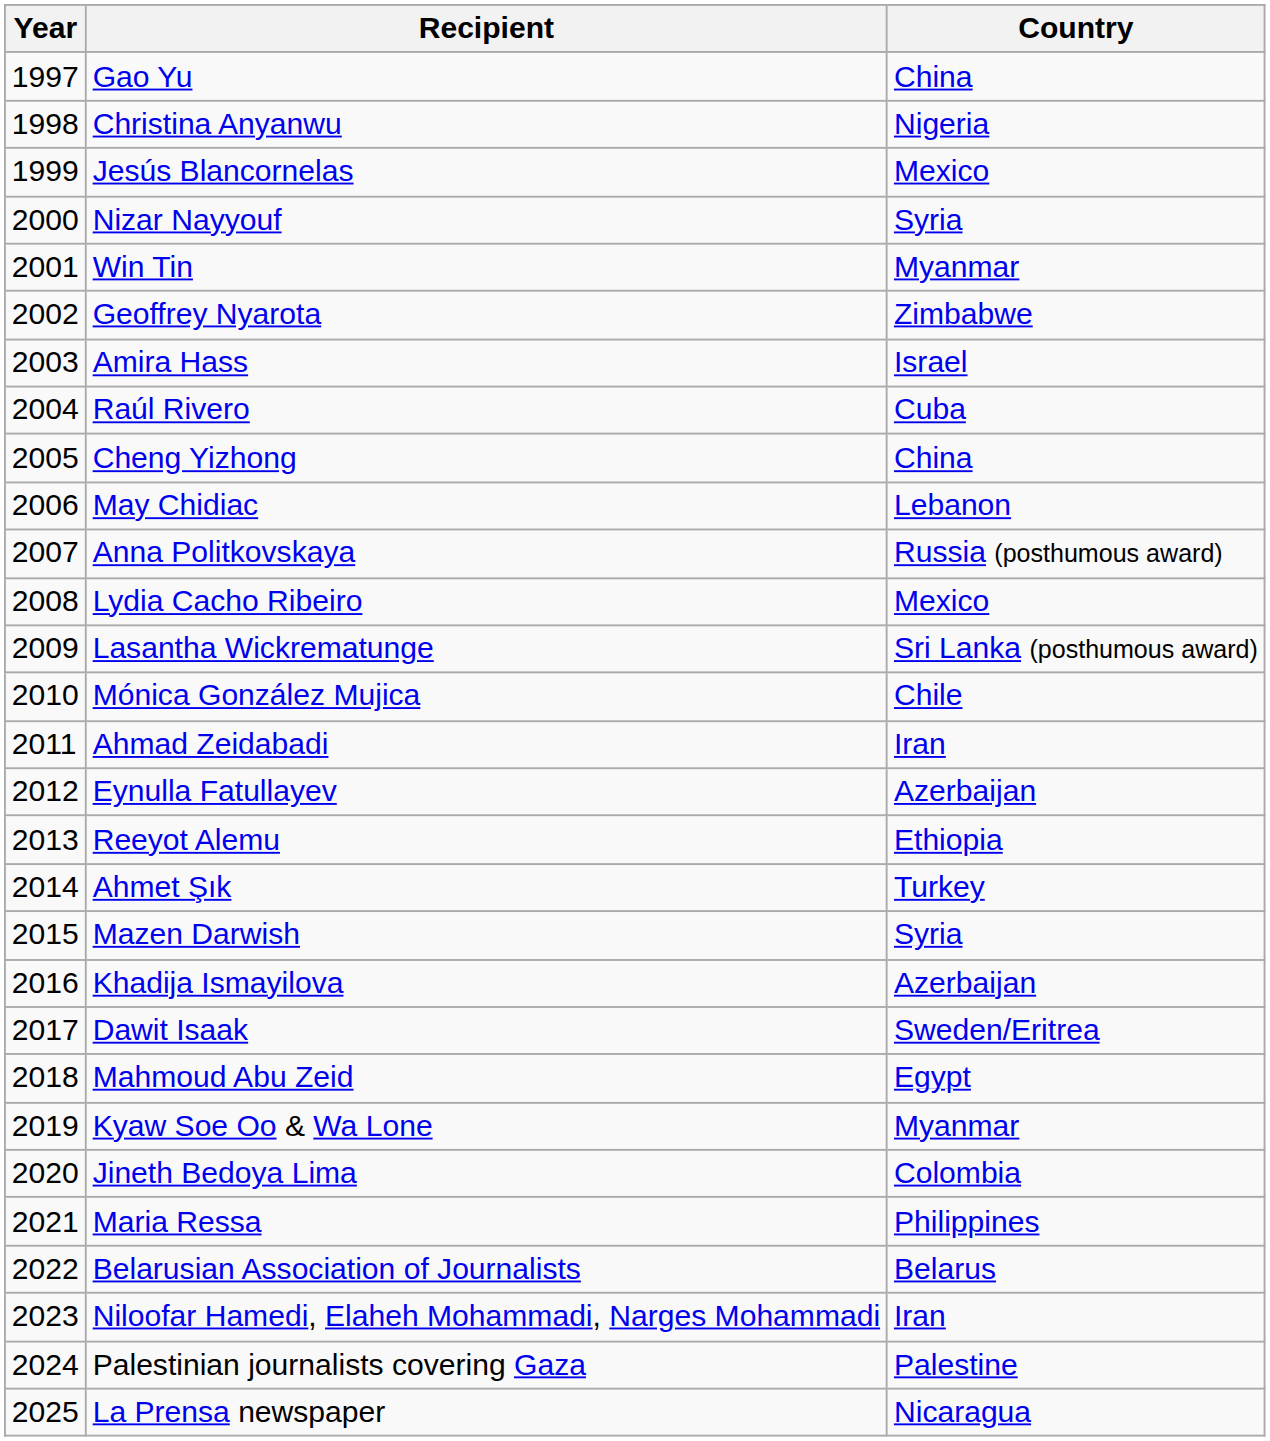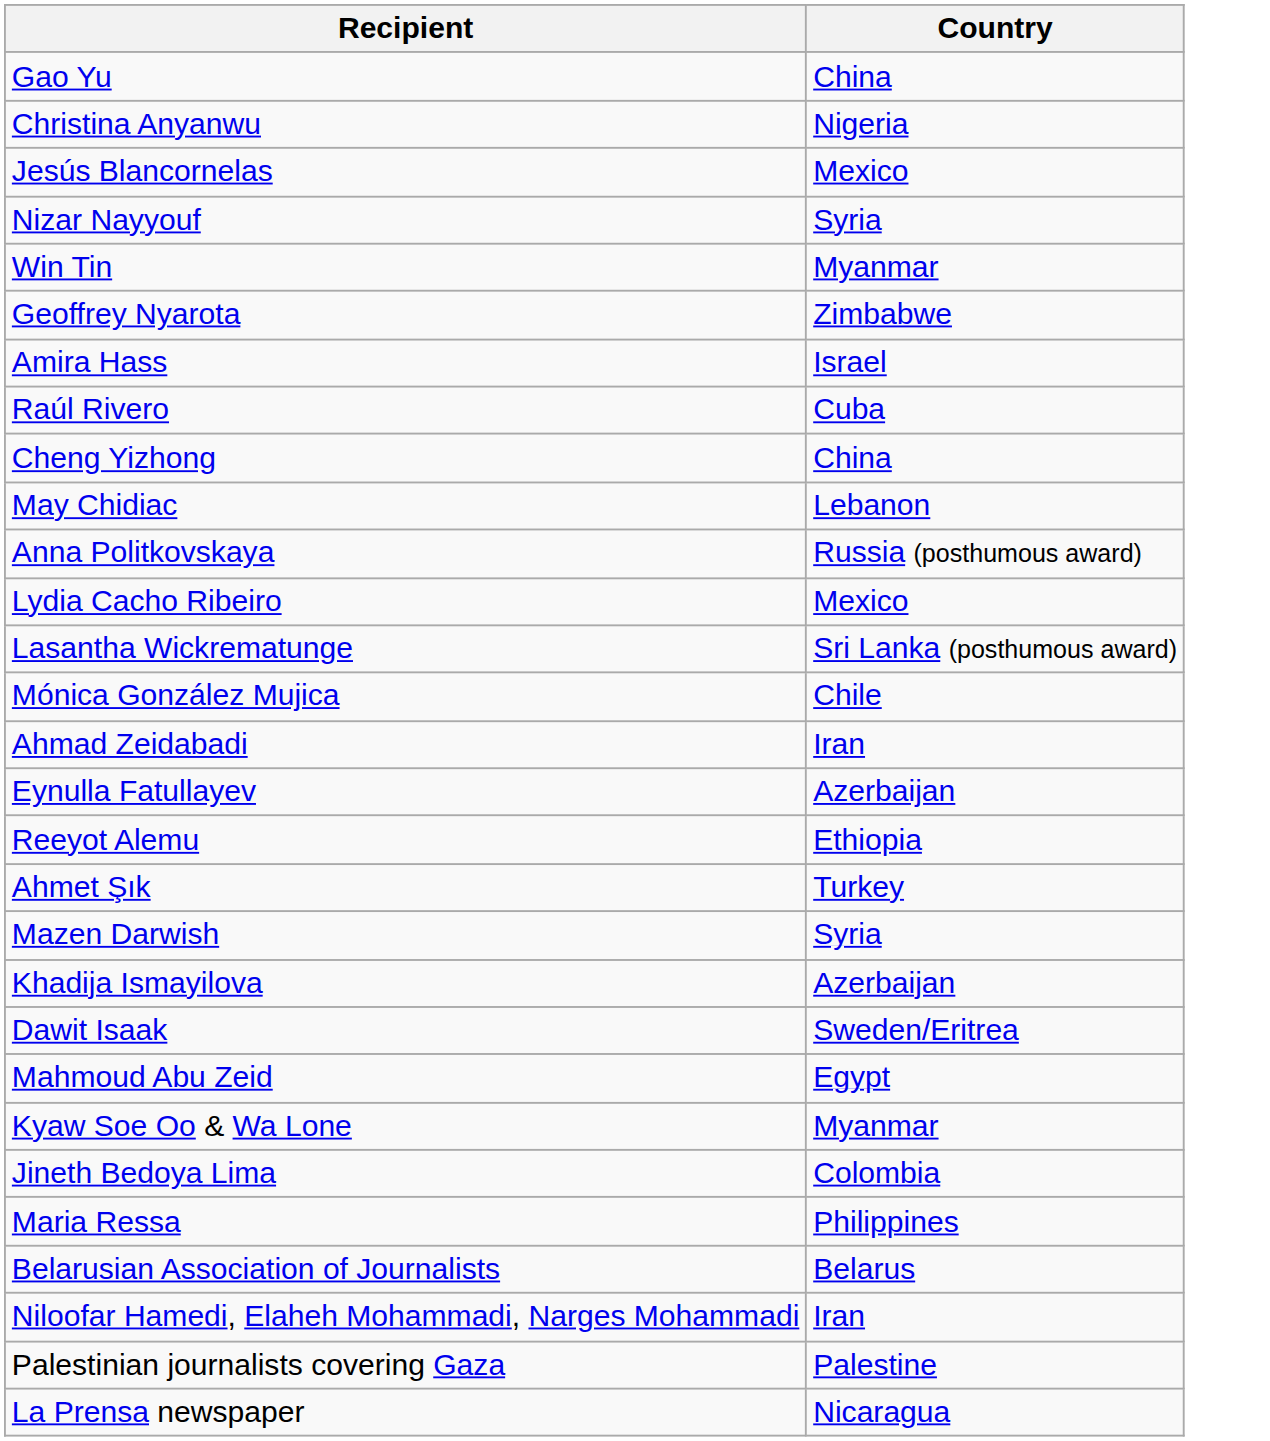- column: (45, 28)
